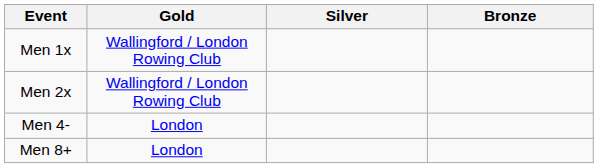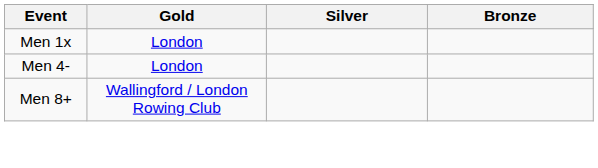(177, 50) Wallingford / London Rowing Club -> (177, 41) London
- row: (46, 92)
(177, 150) London -> (177, 99) Wallingford / London Rowing Club
